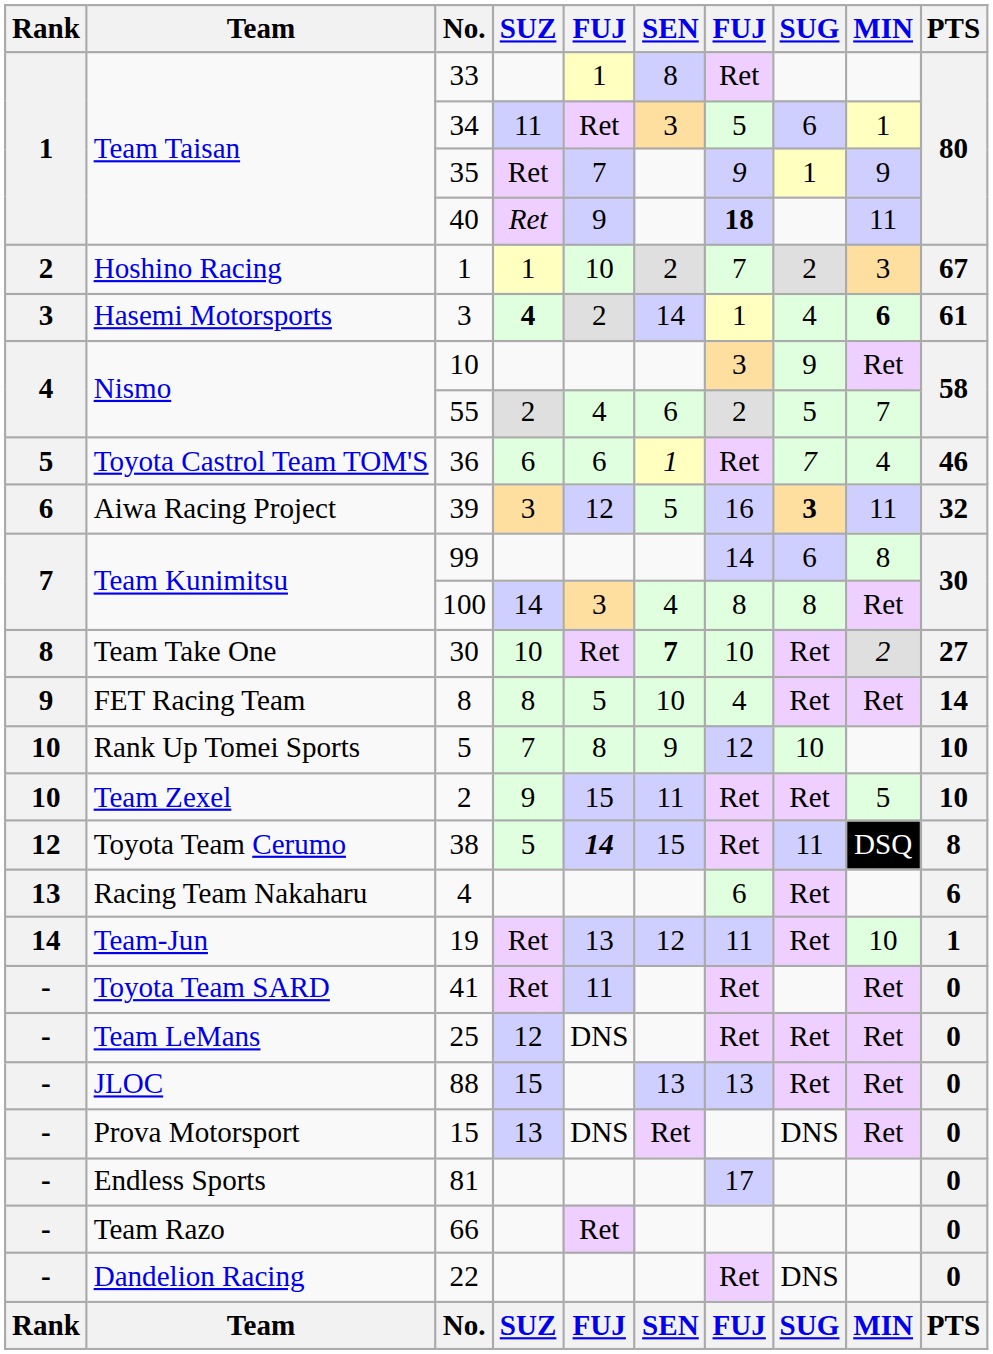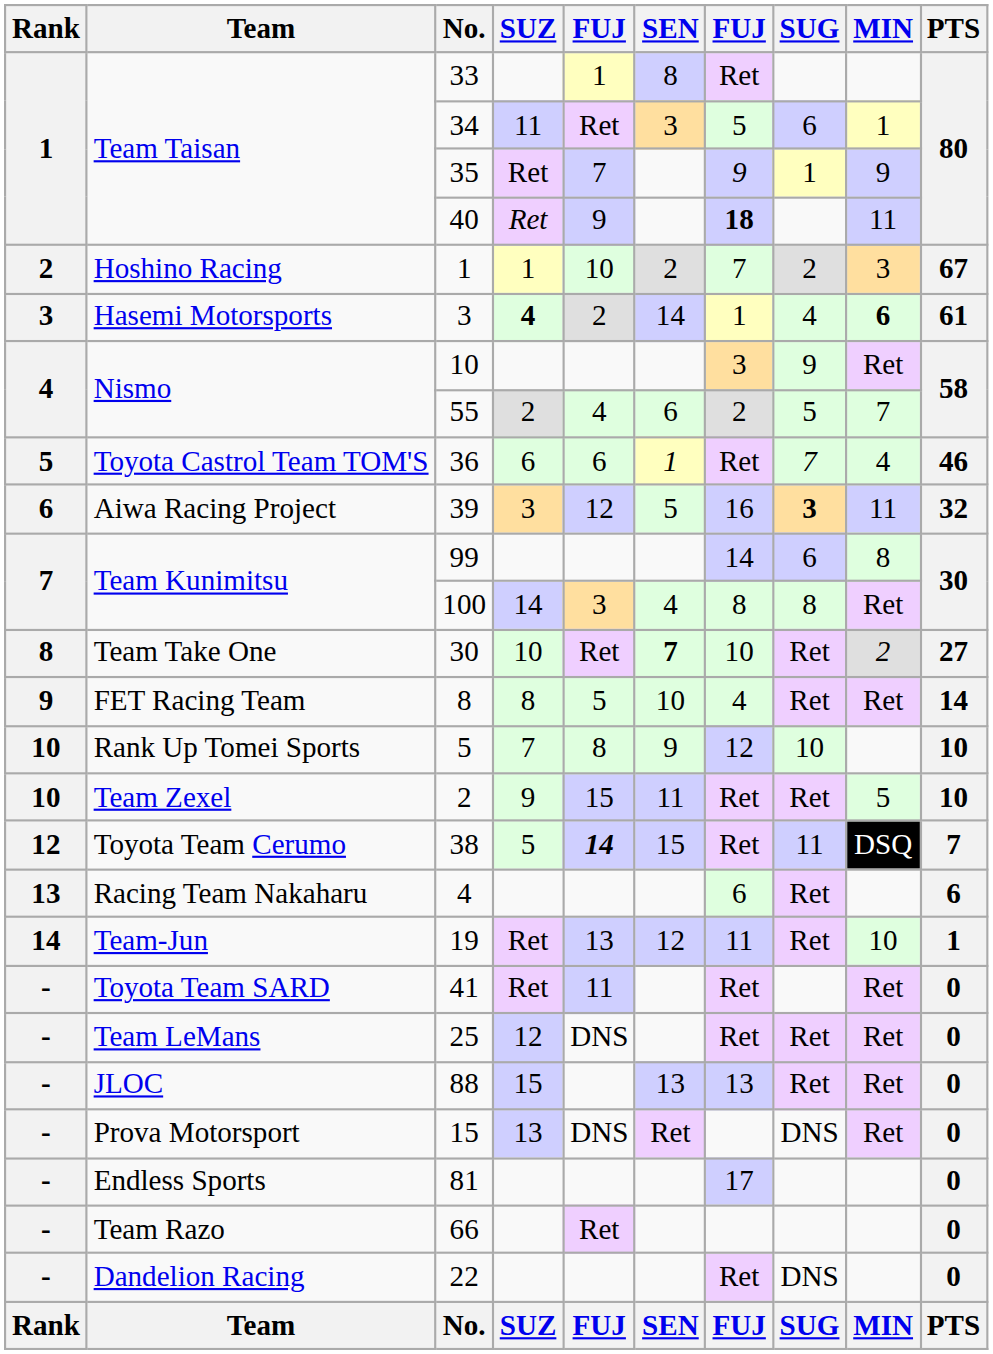(953, 844) 8 -> (953, 844) 7
